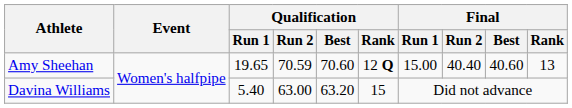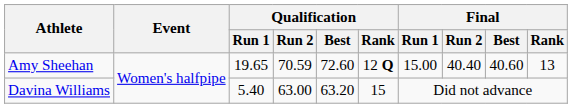(337, 65) 70.60 -> (337, 65) 72.60
